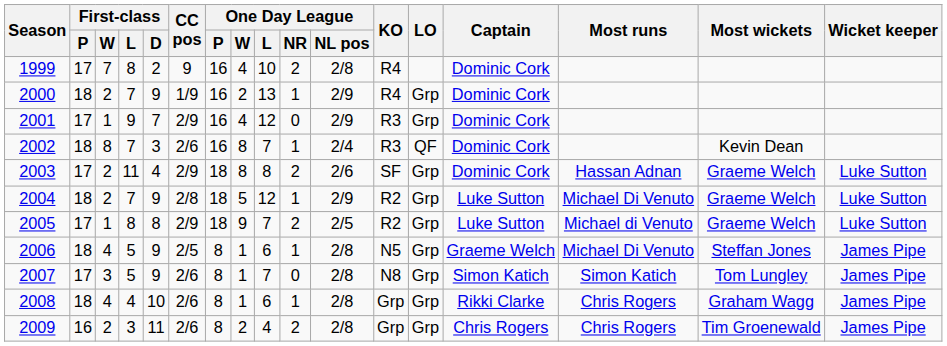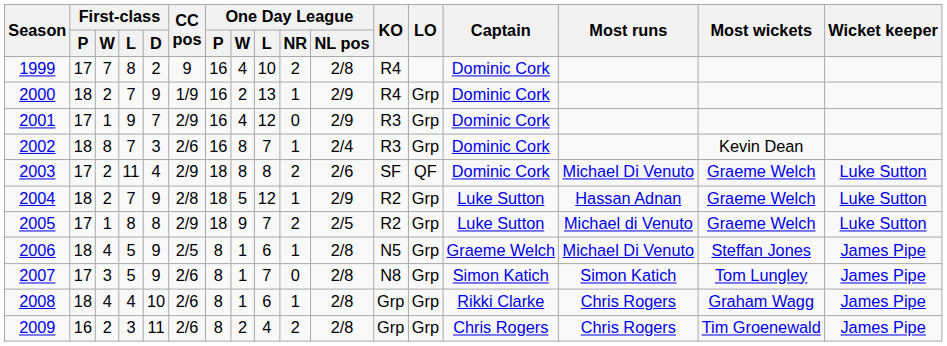(425, 146) QF -> (425, 146) Grp
(425, 172) Grp -> (425, 172) QF
(628, 172) Hassan Adnan -> (628, 172) Michael Di Venuto
(628, 198) Michael Di Venuto -> (628, 198) Hassan Adnan
